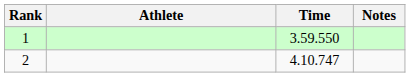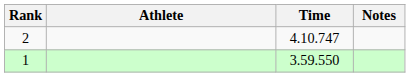rows swapped: (26, 38) <-> (26, 60)
